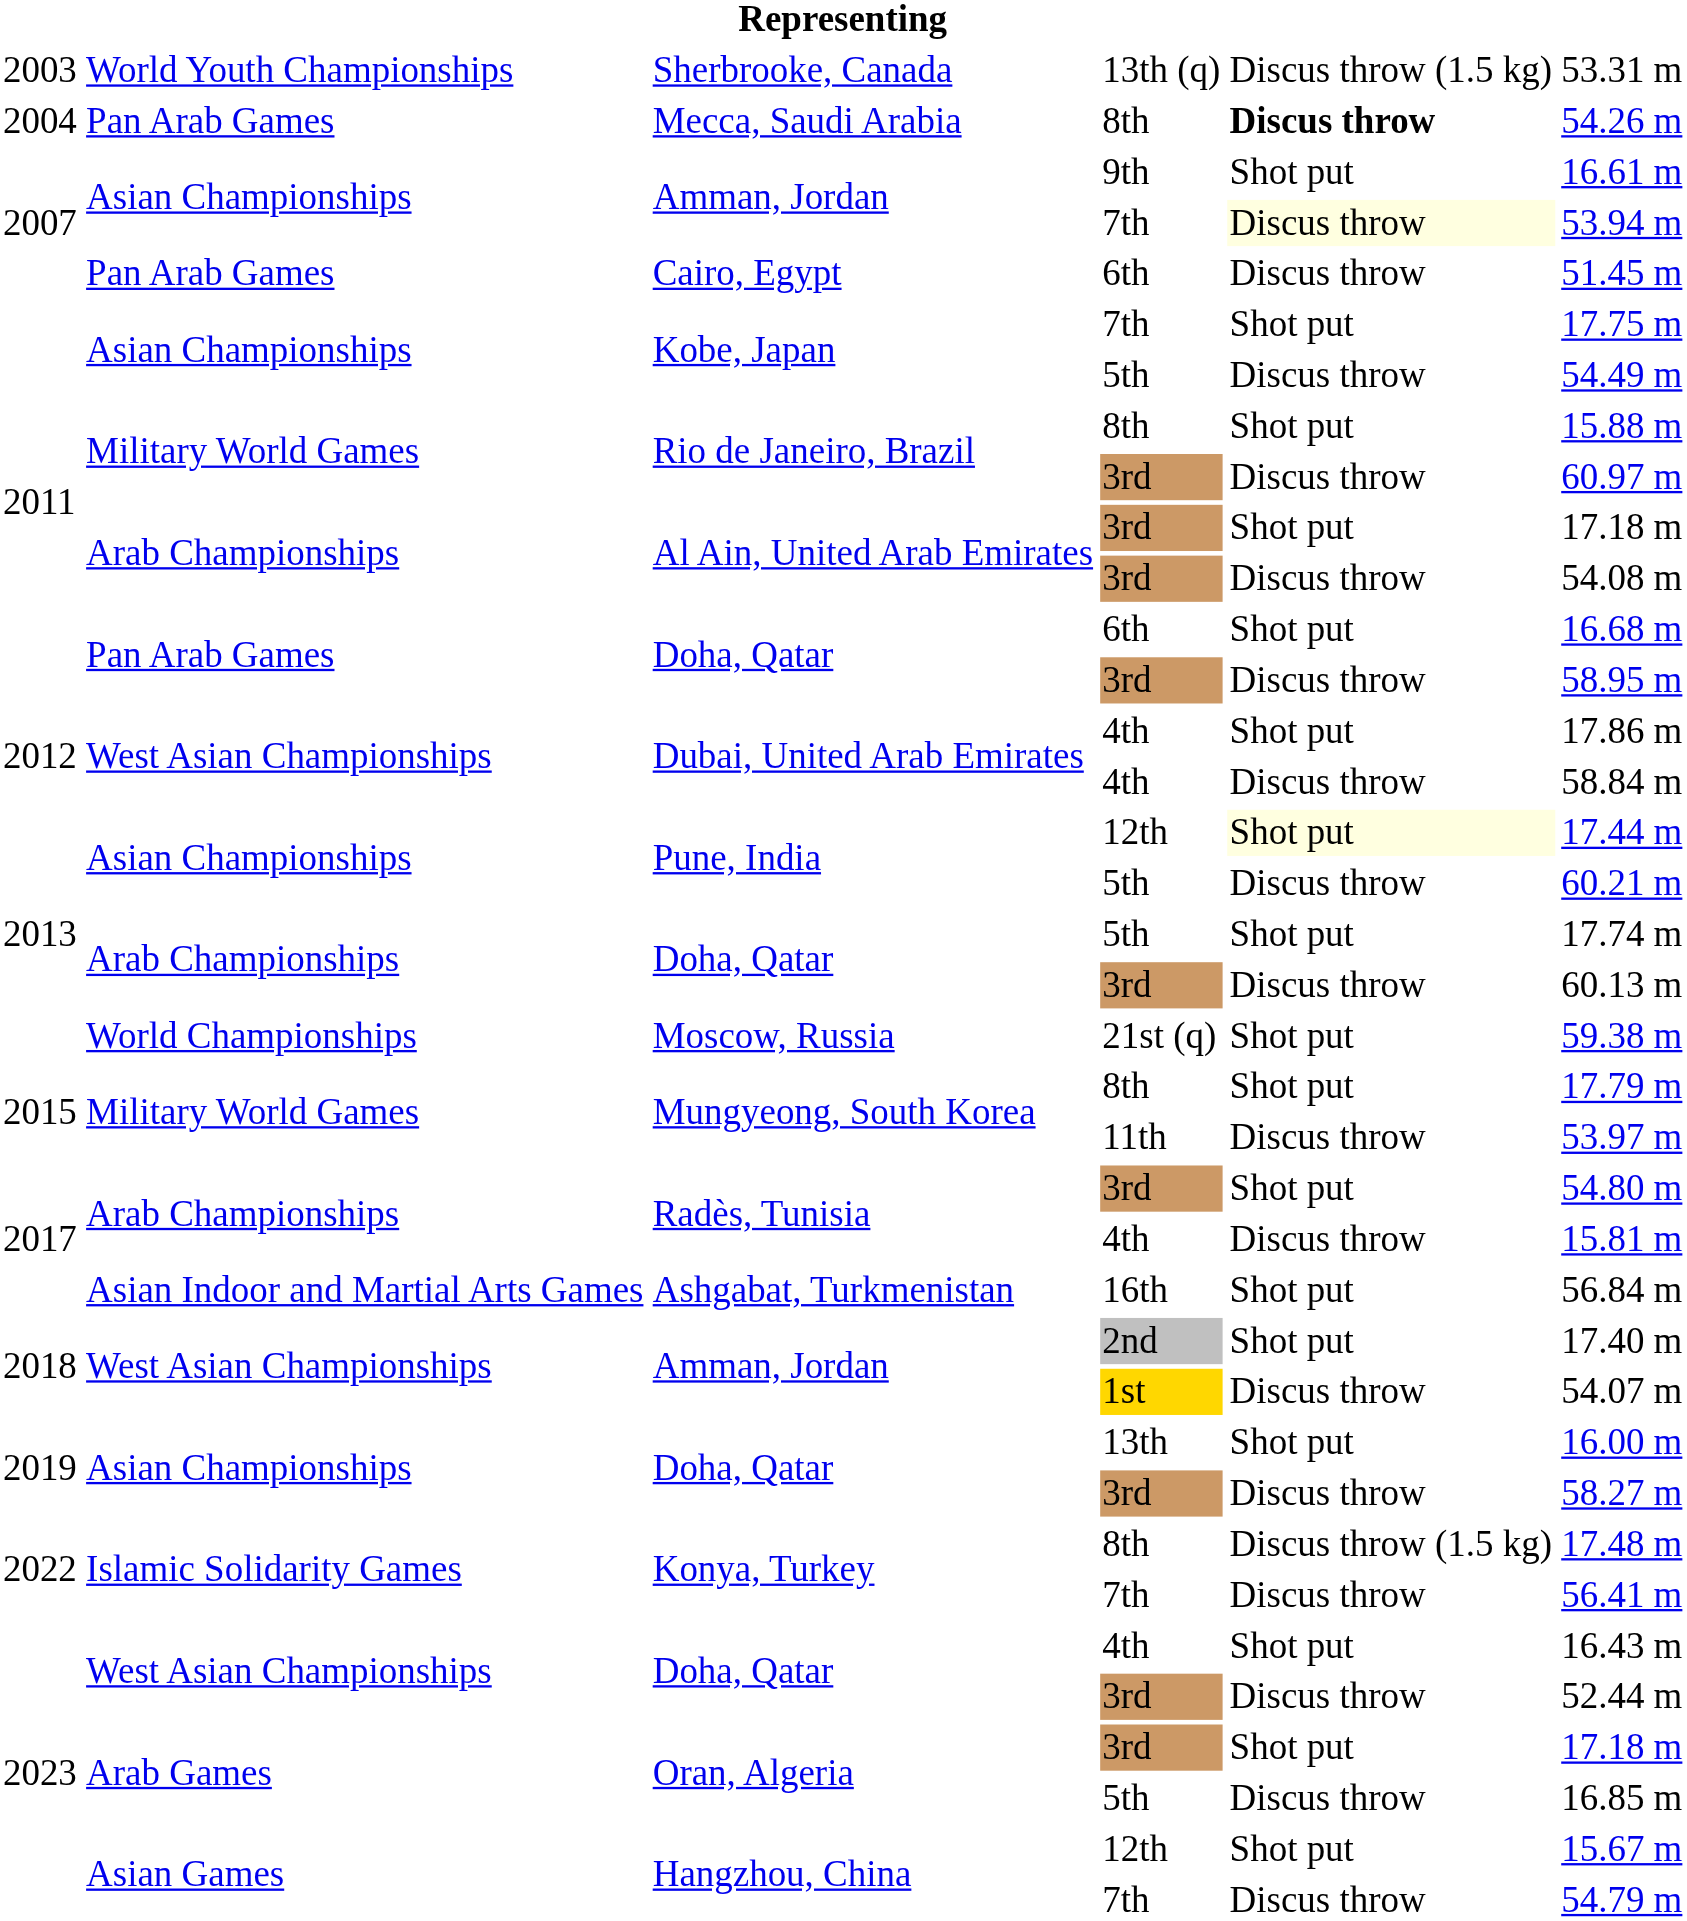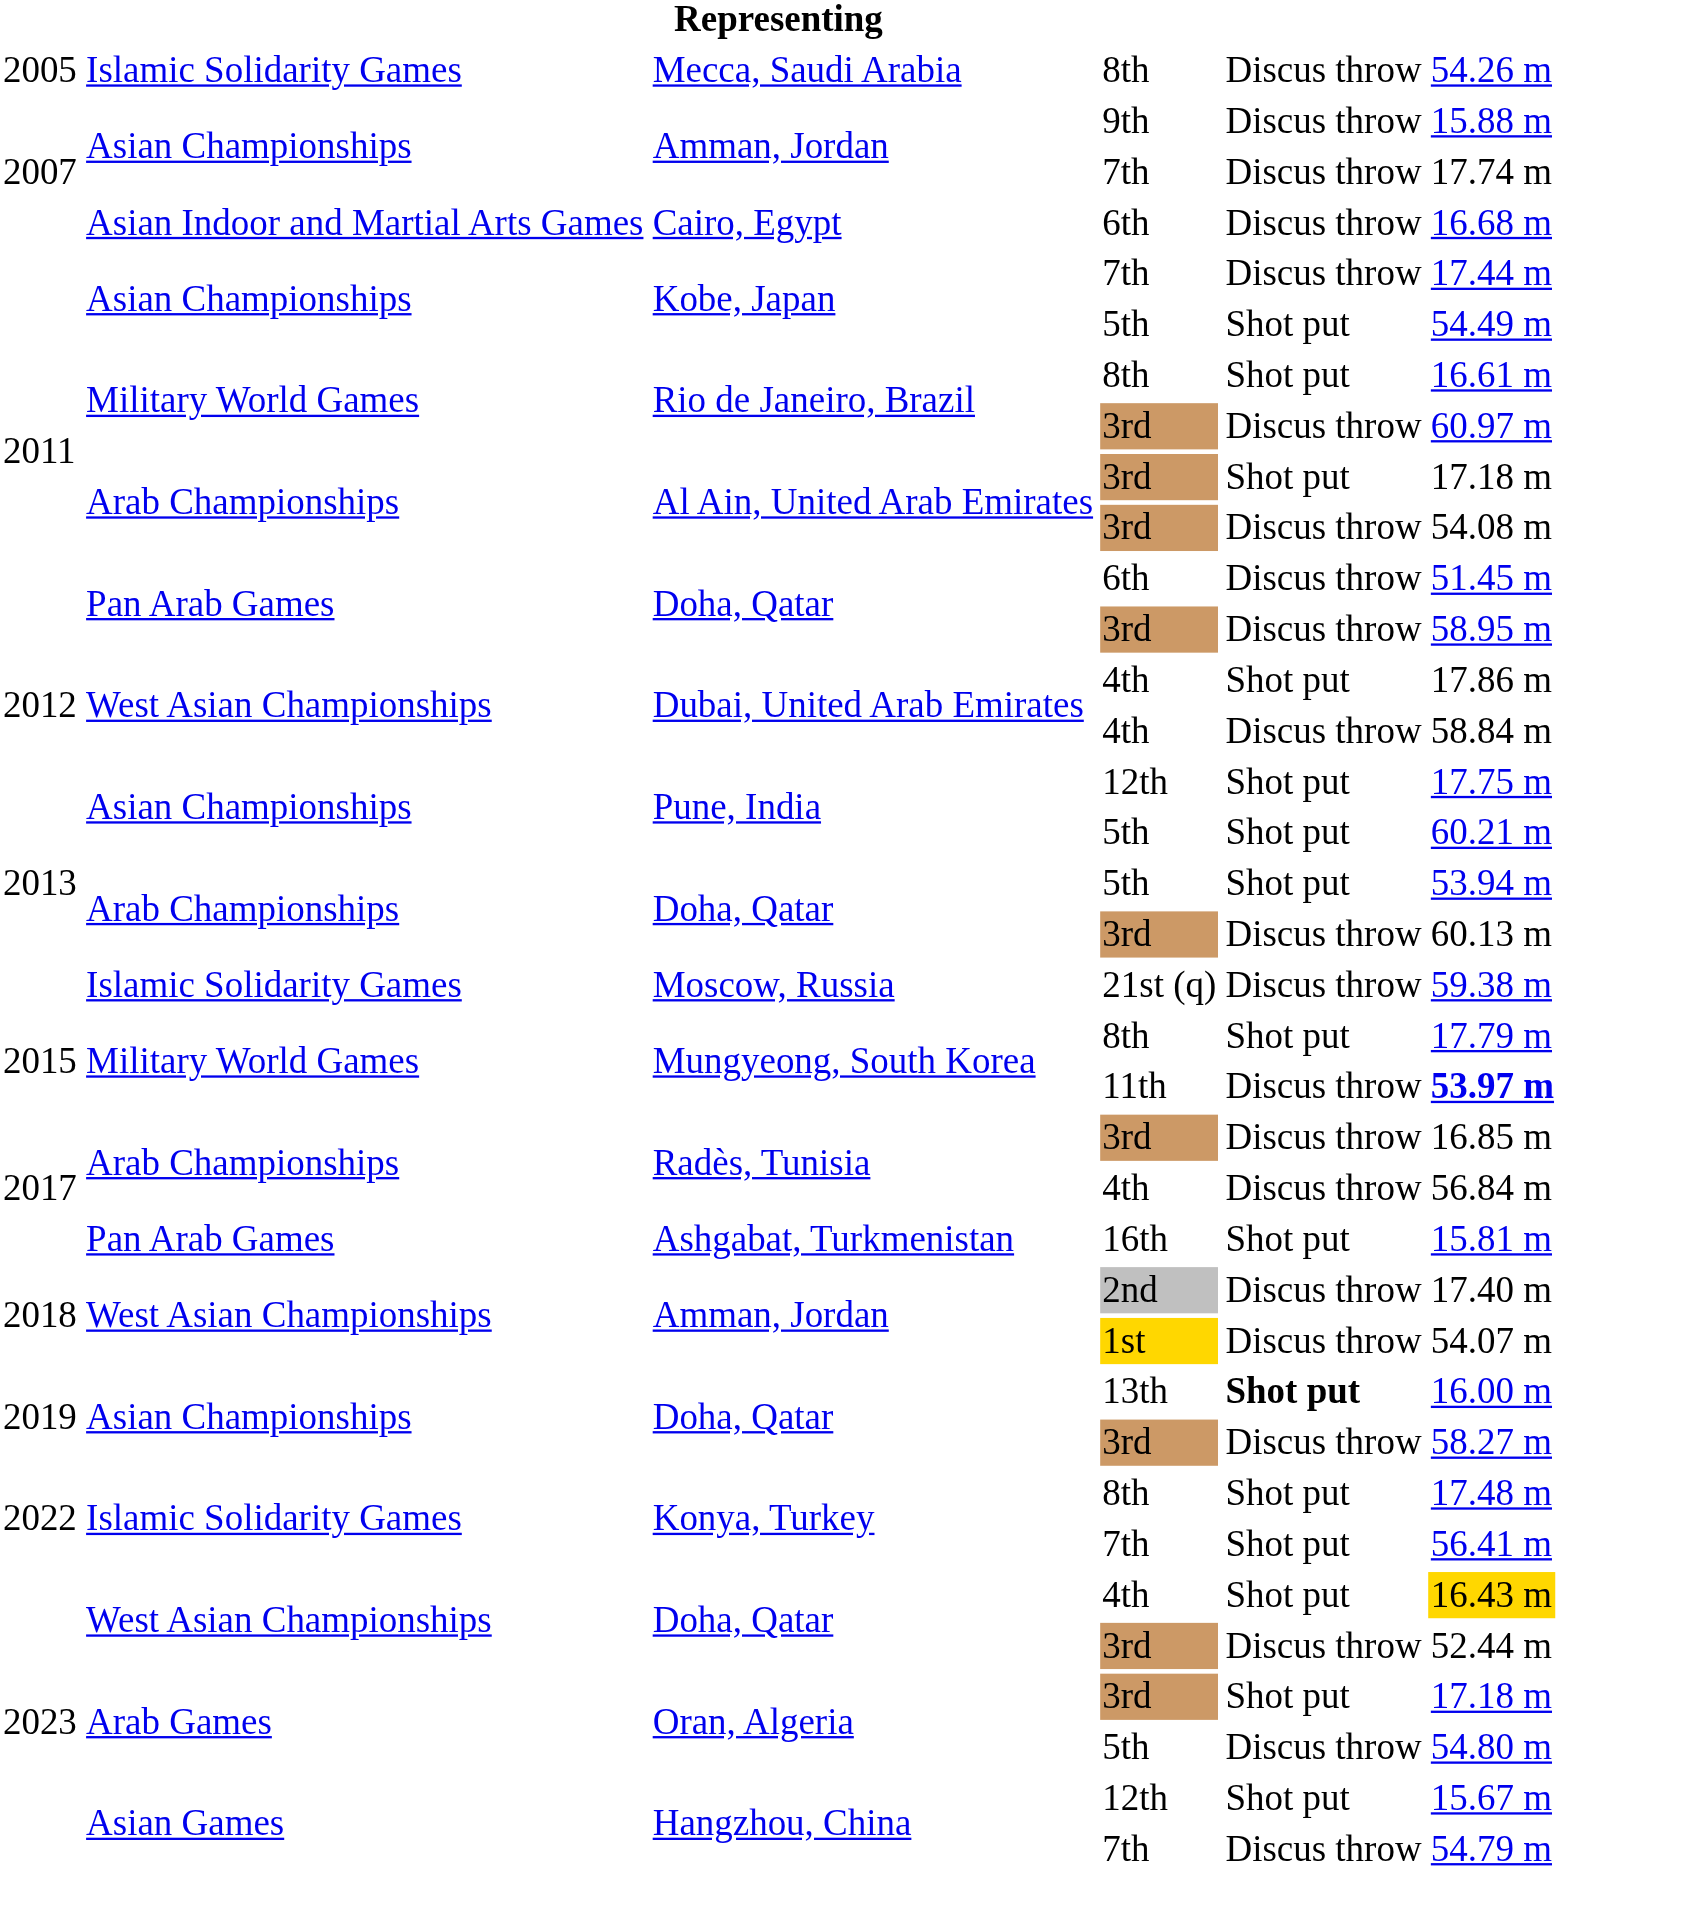- row: (803, 69)
(40, 120) 2004 -> (40, 69) 2005
(210, 120) Pan Arab Games -> (274, 69) Islamic Solidarity Games
(1332, 120) bold -> (1324, 69) normal
(1292, 171) Shot put -> (1324, 120) Discus throw
(1622, 171) 16.61 m -> (1491, 120) 15.88 m
(1328, 222) lightyellow background -> (1324, 171) no background
(1622, 222) 53.94 m -> (1491, 171) 17.74 m
(210, 273) Pan Arab Games -> (365, 222) Asian Indoor and Martial Arts Games
(1622, 273) 51.45 m -> (1491, 222) 16.68 m
(1292, 323) Shot put -> (1324, 273) Discus throw
(1622, 323) 17.75 m -> (1491, 273) 17.44 m
(1328, 374) Discus throw -> (1288, 323) Shot put
(1622, 425) 15.88 m -> (1491, 374) 16.61 m
(1292, 628) Shot put -> (1324, 578) Discus throw
(1622, 628) 16.68 m -> (1491, 578) 51.45 m
(1292, 832) lightyellow background -> (1288, 781) no background
(1622, 832) 17.44 m -> (1491, 781) 17.75 m
(1328, 883) Discus throw -> (1288, 832) Shot put
(1622, 933) 17.74 m -> (1491, 883) 53.94 m
(251, 1035) World Championships -> (274, 984) Islamic Solidarity Games
(1292, 1035) Shot put -> (1324, 984) Discus throw
(1622, 1137) normal -> (1492, 1086) bold
(1292, 1187) Shot put -> (1324, 1137) Discus throw
(1622, 1187) 54.80 m -> (1491, 1137) 16.85 m
(1622, 1238) 15.81 m -> (1491, 1187) 56.84 m
(365, 1289) Asian Indoor and Martial Arts Games -> (210, 1238) Pan Arab Games
(1622, 1289) 56.84 m -> (1491, 1238) 15.81 m
(1292, 1340) Shot put -> (1324, 1289) Discus throw
(1292, 1442) normal -> (1293, 1391) bold
(1391, 1543) Discus throw (1.5 kg) -> (1288, 1492) Shot put
(1328, 1594) Discus throw -> (1288, 1543) Shot put
(1622, 1645) no background -> (1491, 1594) gold background
(1622, 1797) 16.85 m -> (1491, 1746) 54.80 m
